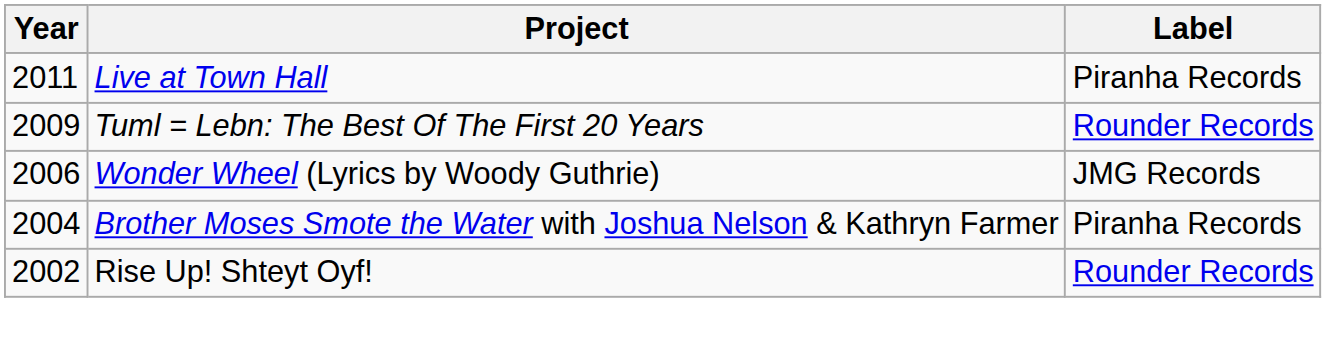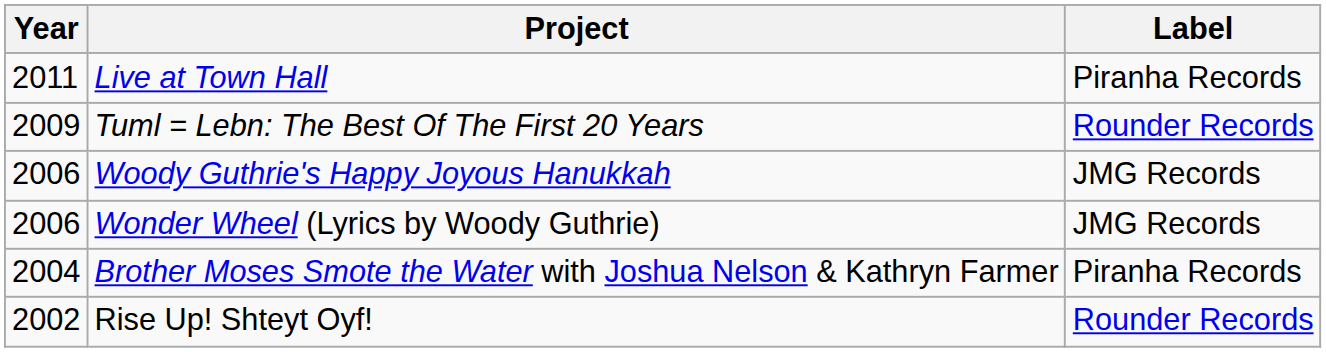+ row: (383, 175)
